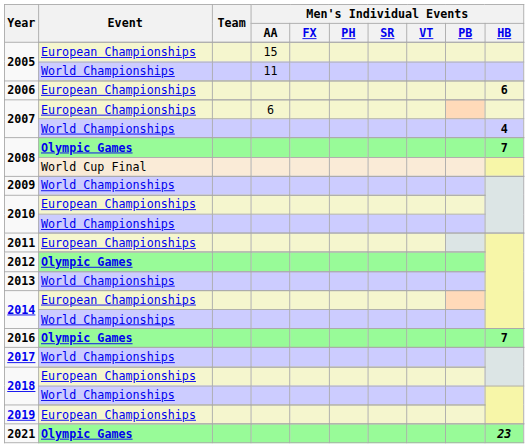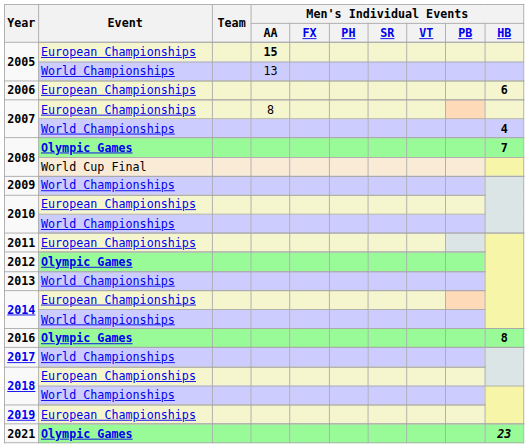(271, 52) normal -> (271, 52) bold
(271, 71) 11 -> (271, 71) 13
(271, 109) 6 -> (271, 109) 8
(504, 338) 7 -> (504, 338) 8
